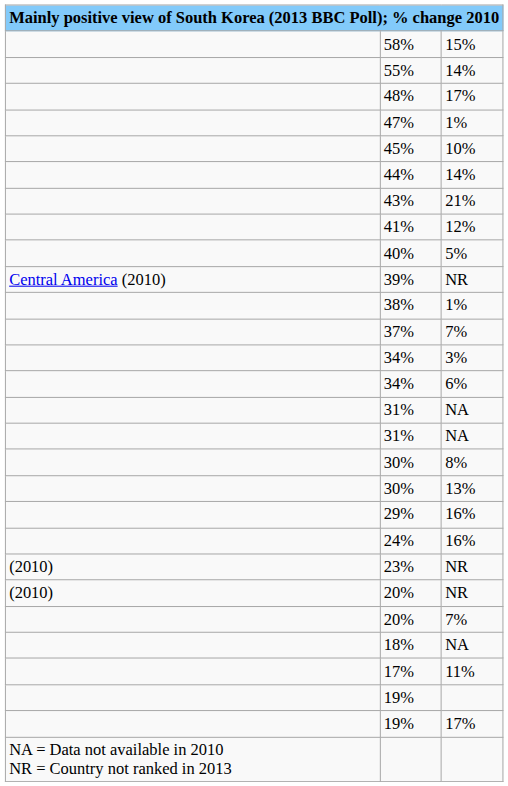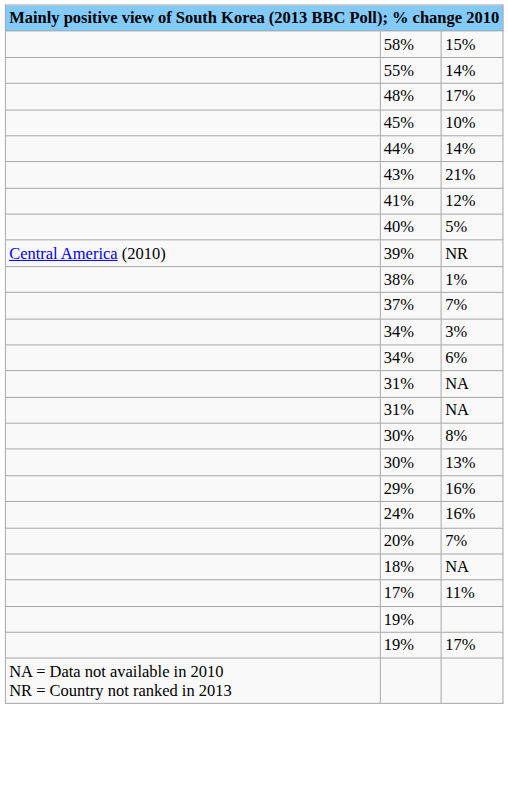- row: (399, 122)
- row: (399, 566)
- row: (399, 593)
